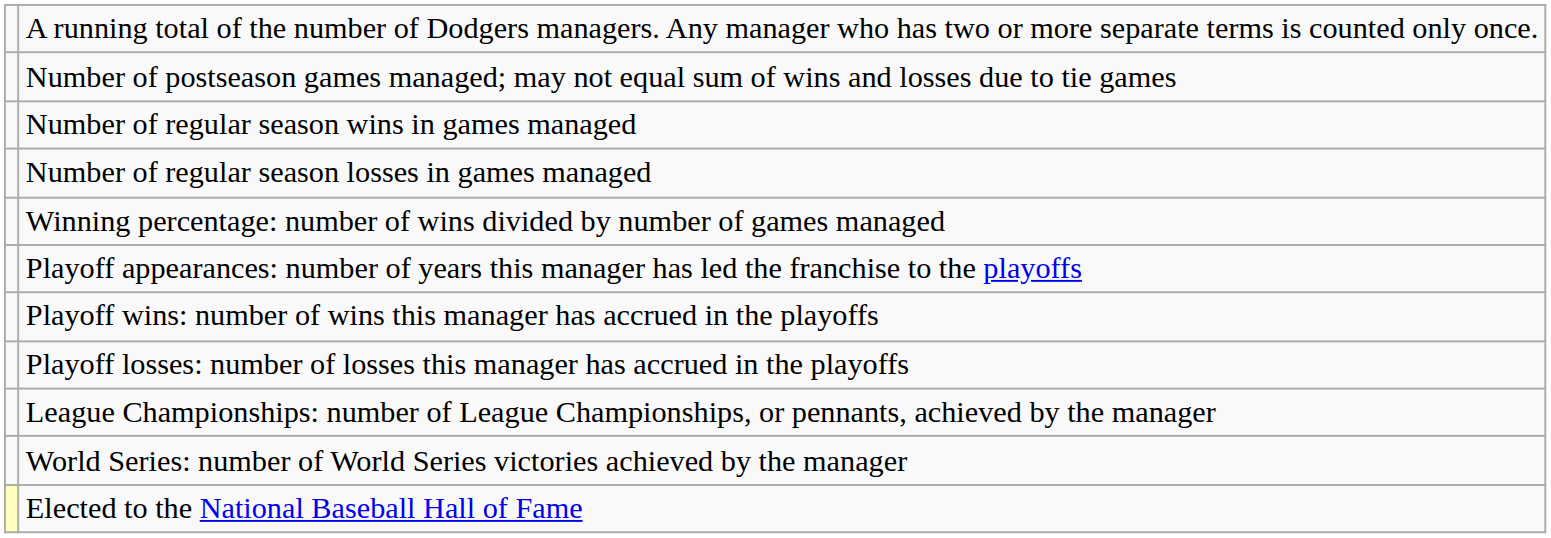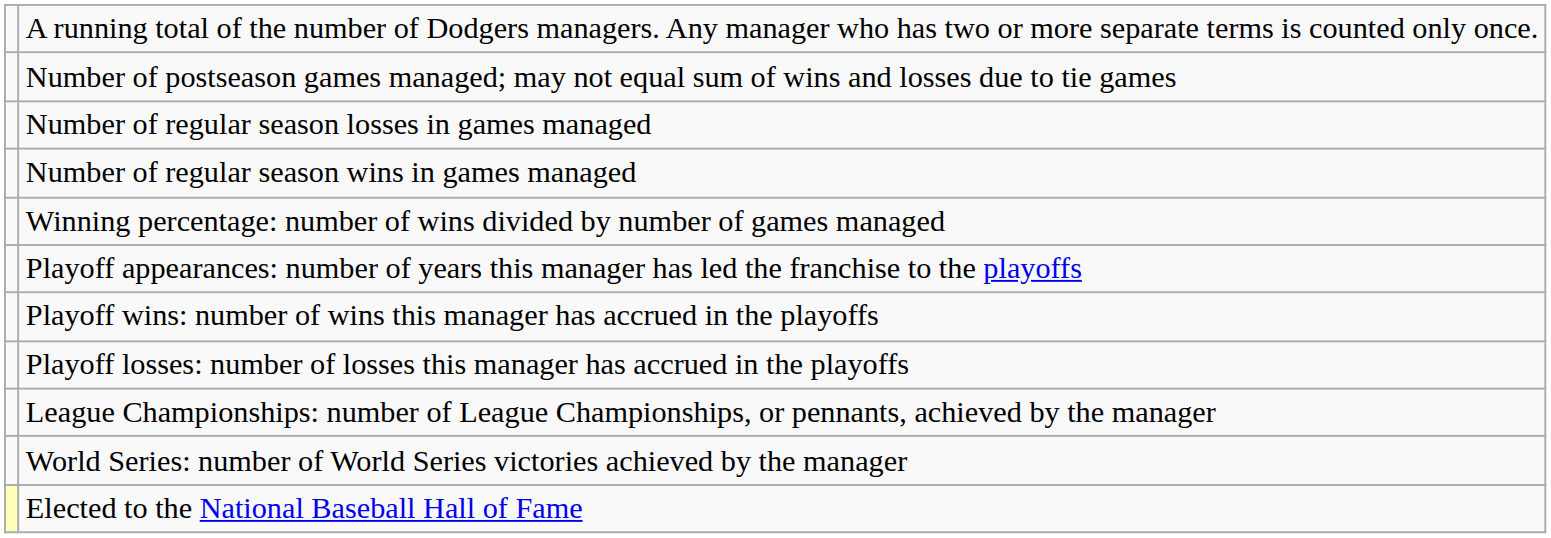rows swapped: (331, 124) <-> (339, 172)
